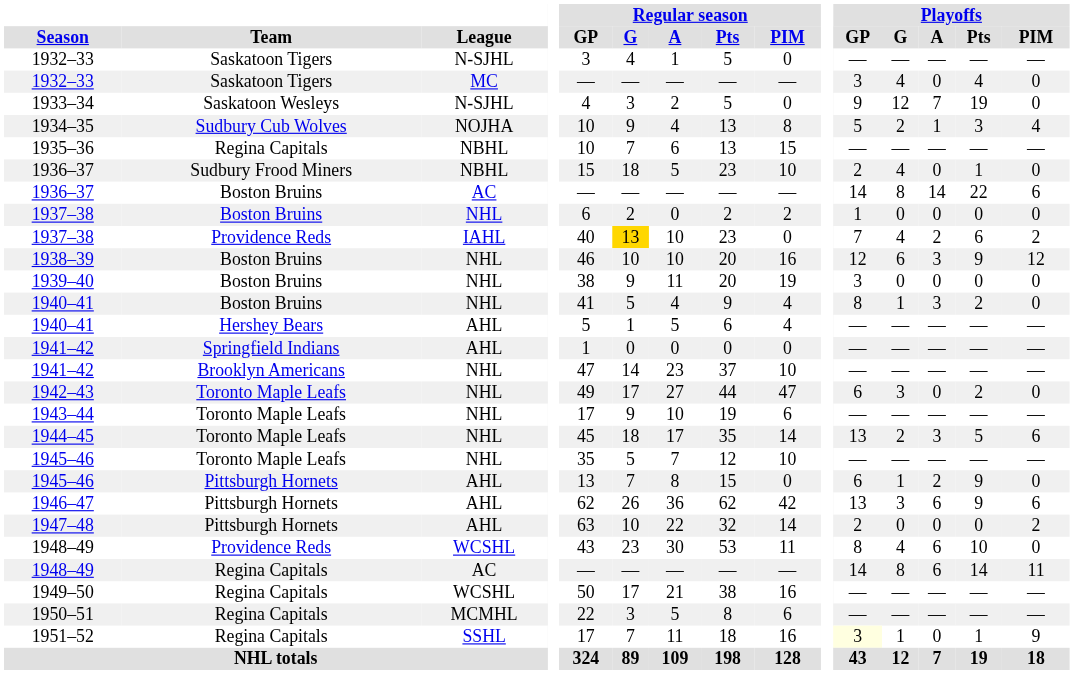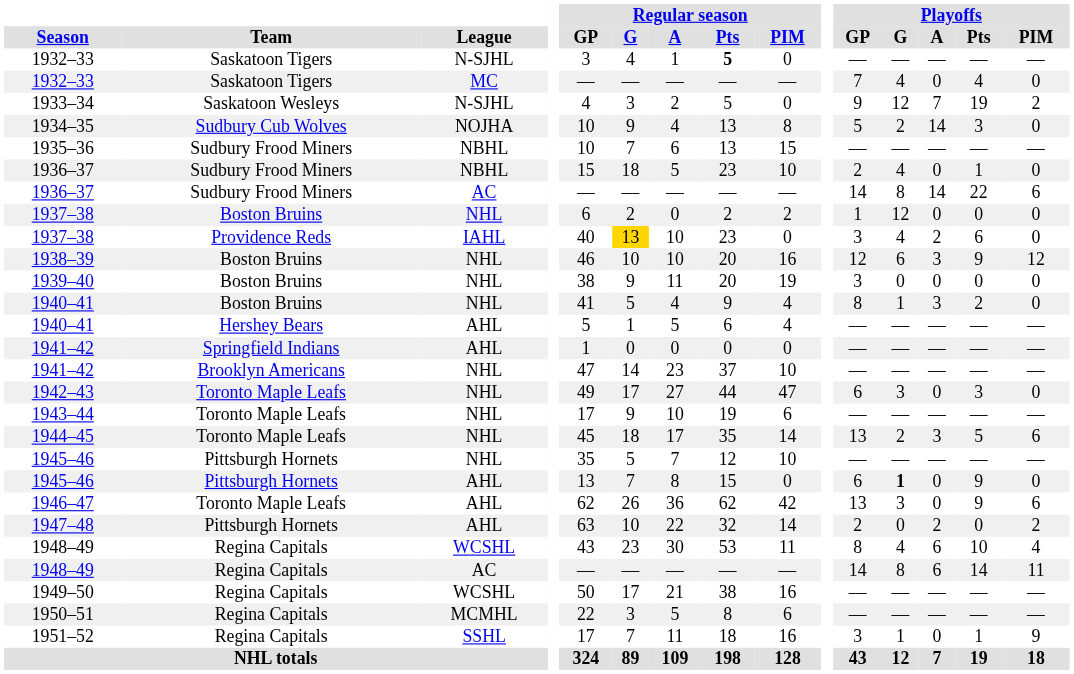(728, 59) normal -> (728, 59) bold
(858, 81) 3 -> (858, 81) 7
(1036, 103) 0 -> (1036, 103) 2
(937, 126) 1 -> (937, 126) 14
(1036, 126) 4 -> (1036, 126) 0
(271, 148) Regina Capitals -> (271, 148) Sudbury Frood Miners
(271, 192) Boston Bruins -> (271, 192) Sudbury Frood Miners
(900, 214) 0 -> (900, 214) 12
(858, 237) 7 -> (858, 237) 3
(1036, 237) 2 -> (1036, 237) 0
(979, 392) 2 -> (979, 392) 3
(271, 459) Toronto Maple Leafs -> (271, 459) Pittsburgh Hornets
(900, 481) normal -> (900, 481) bold
(937, 481) 2 -> (937, 481) 0
(271, 503) Pittsburgh Hornets -> (271, 503) Toronto Maple Leafs
(937, 503) 6 -> (937, 503) 0
(937, 525) 0 -> (937, 525) 2
(271, 547) Providence Reds -> (271, 547) Regina Capitals
(1036, 547) 0 -> (1036, 547) 4
(858, 636) lightyellow background -> (858, 636) no background
